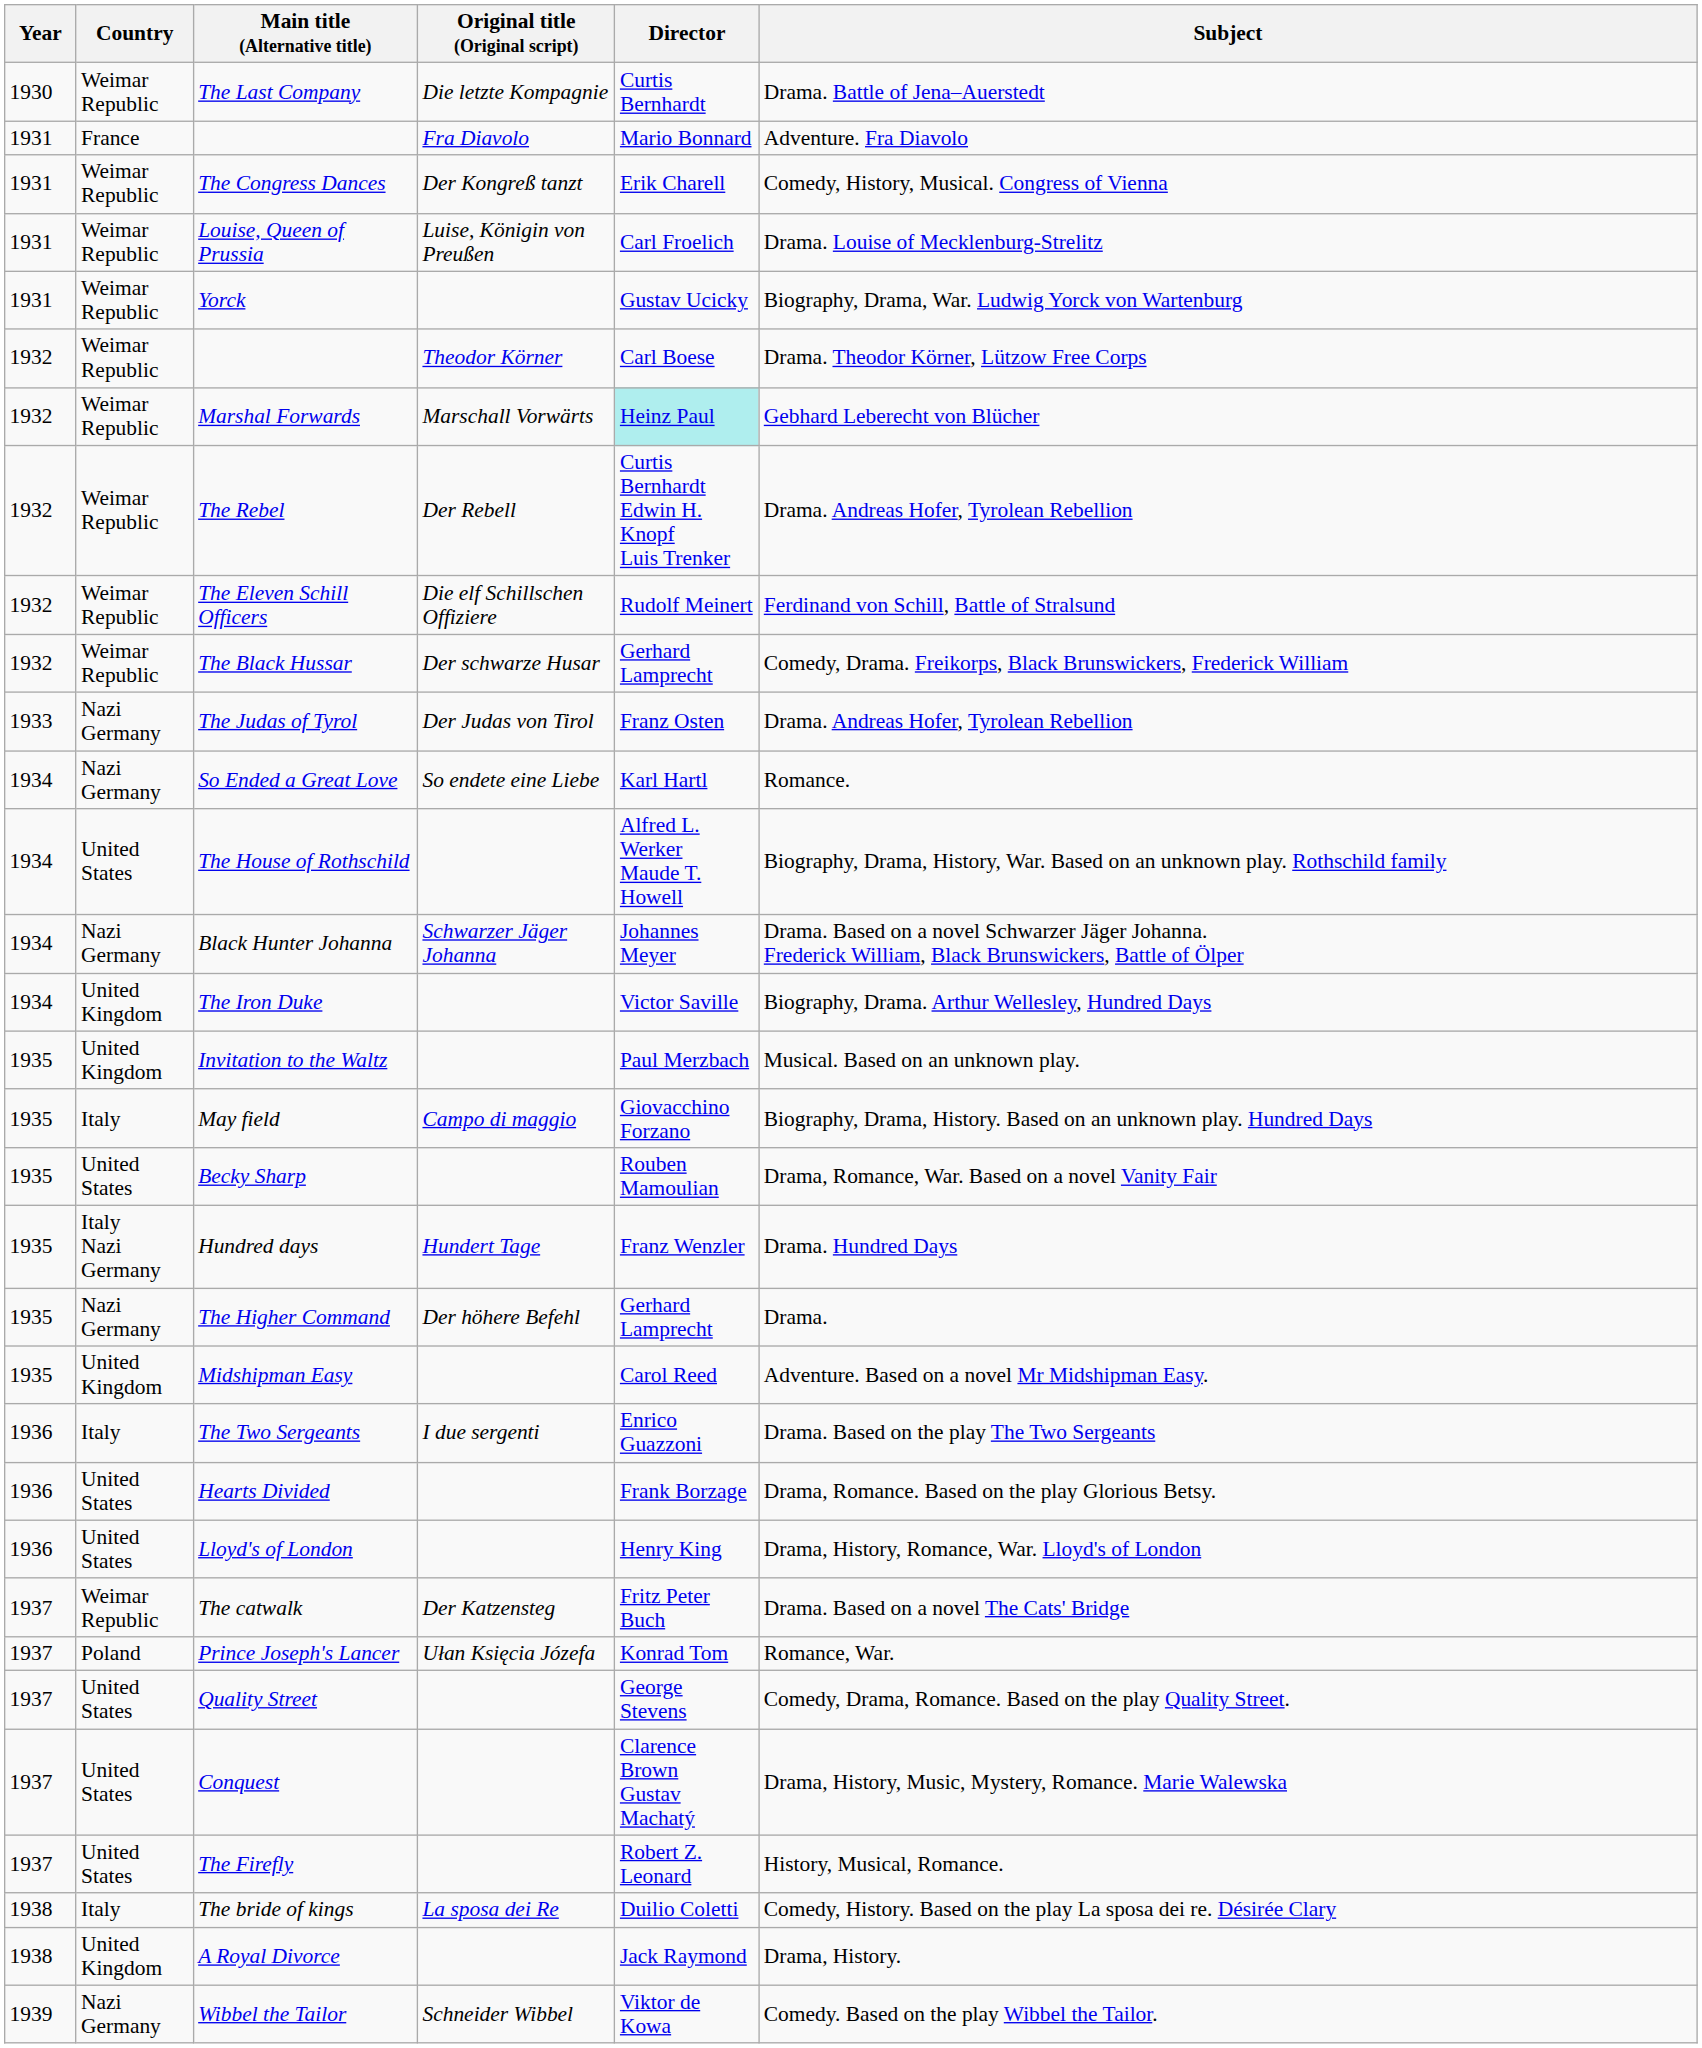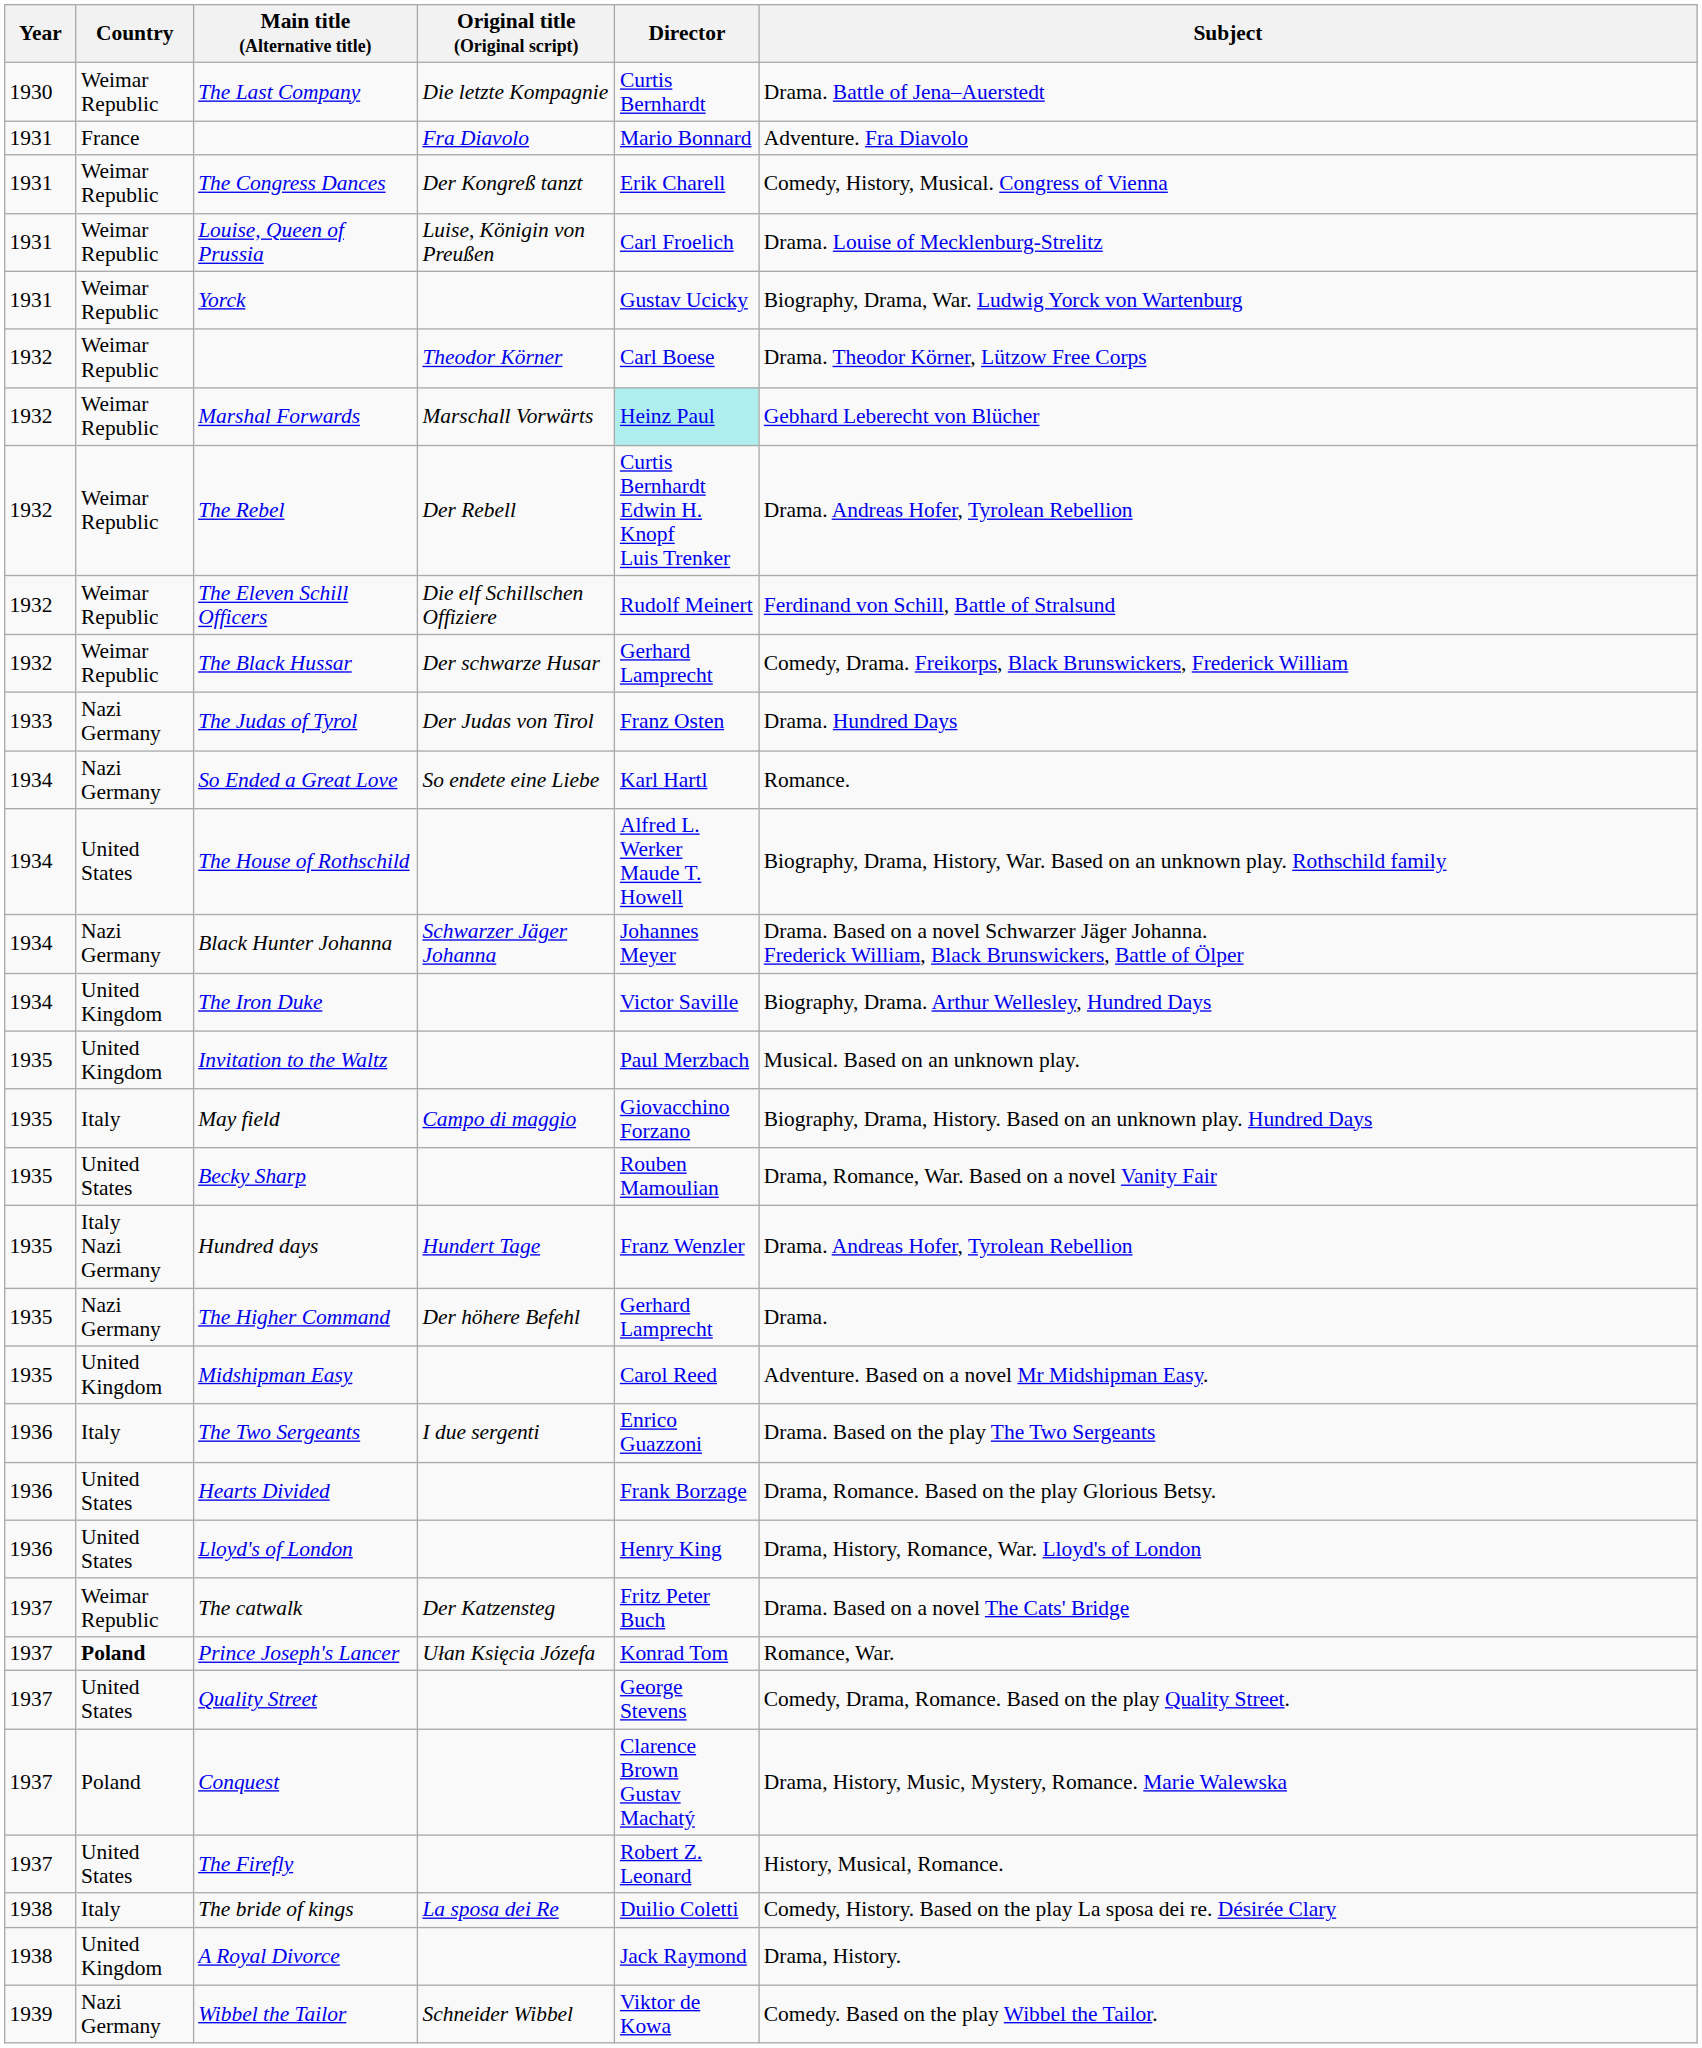(948, 721) Drama. Andreas Hofer, Tyrolean Rebellion -> (861, 721) Drama. Hundred Days
(861, 1246) Drama. Hundred Days -> (948, 1246) Drama. Andreas Hofer, Tyrolean Rebellion
(111, 1653) normal -> (113, 1653) bold
(110, 1781) United States -> (111, 1781) Poland
